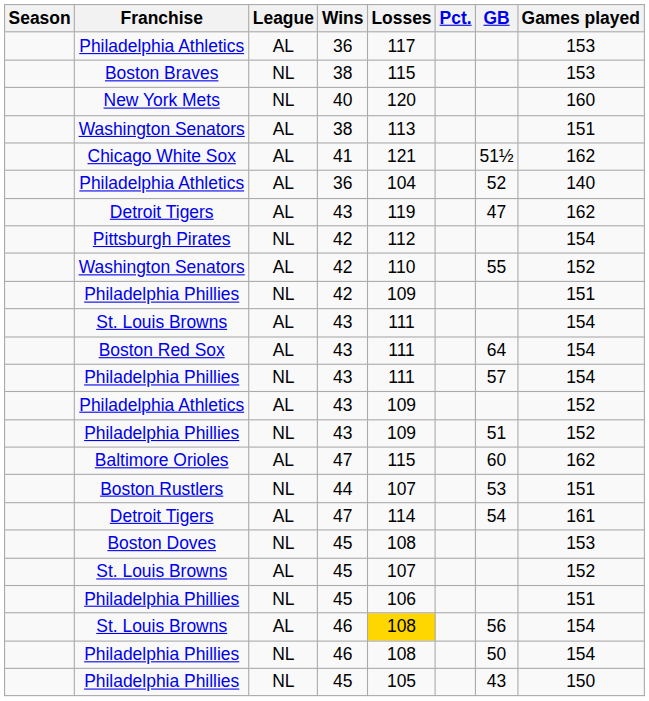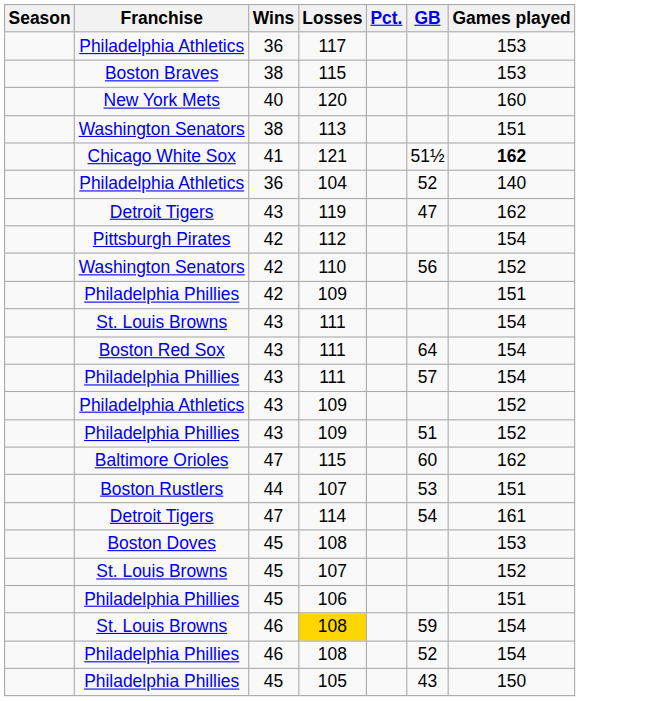- column: (283, 18)
(581, 156) normal -> (512, 156) bold
(497, 267) 55 -> (427, 267) 56
(497, 626) 56 -> (427, 626) 59
(497, 654) 50 -> (427, 654) 52
